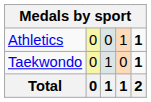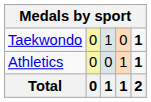rows swapped: (36, 40) <-> (45, 63)
